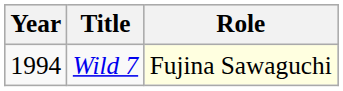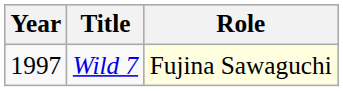(36, 64) 1994 -> (36, 64) 1997
